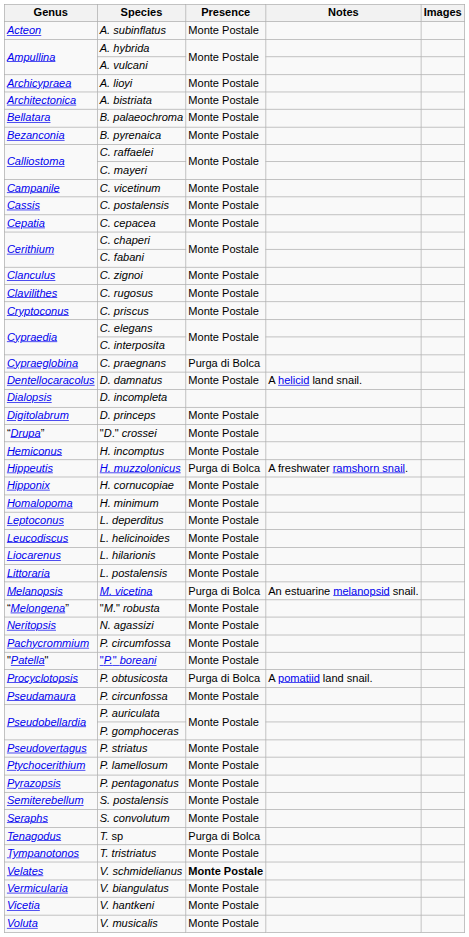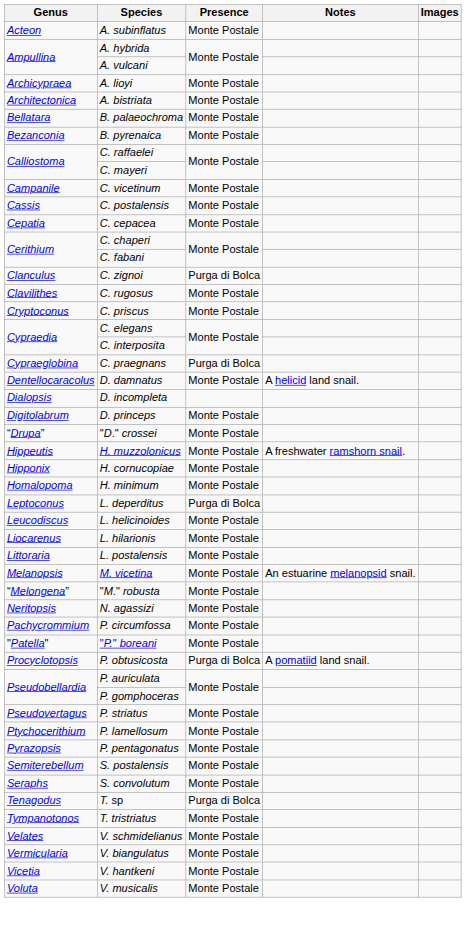(224, 275) Monte Postale -> (224, 275) Purga di Bolca
- row: (132, 450)
(224, 468) Purga di Bolca -> (224, 450) Monte Postale
(224, 521) Monte Postale -> (224, 503) Purga di Bolca
(224, 591) Purga di Bolca -> (224, 573) Monte Postale
- row: (134, 696)
(226, 871) bold -> (224, 836) normal
